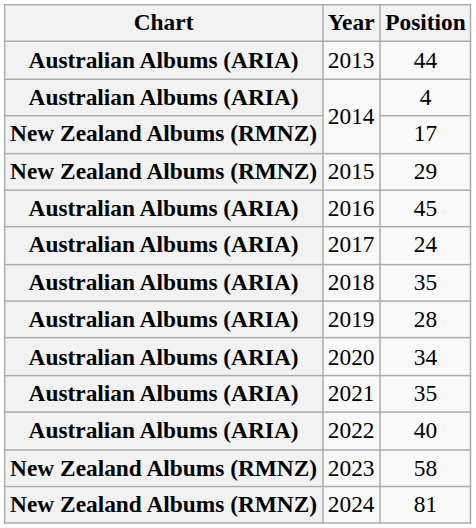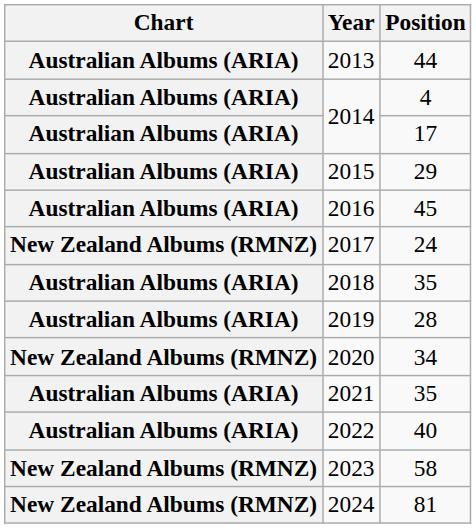(164, 134) New Zealand Albums (RMNZ) -> (164, 134) Australian Albums (ARIA)
(164, 171) New Zealand Albums (RMNZ) -> (164, 171) Australian Albums (ARIA)
(164, 245) Australian Albums (ARIA) -> (164, 245) New Zealand Albums (RMNZ)
(164, 356) Australian Albums (ARIA) -> (164, 356) New Zealand Albums (RMNZ)
